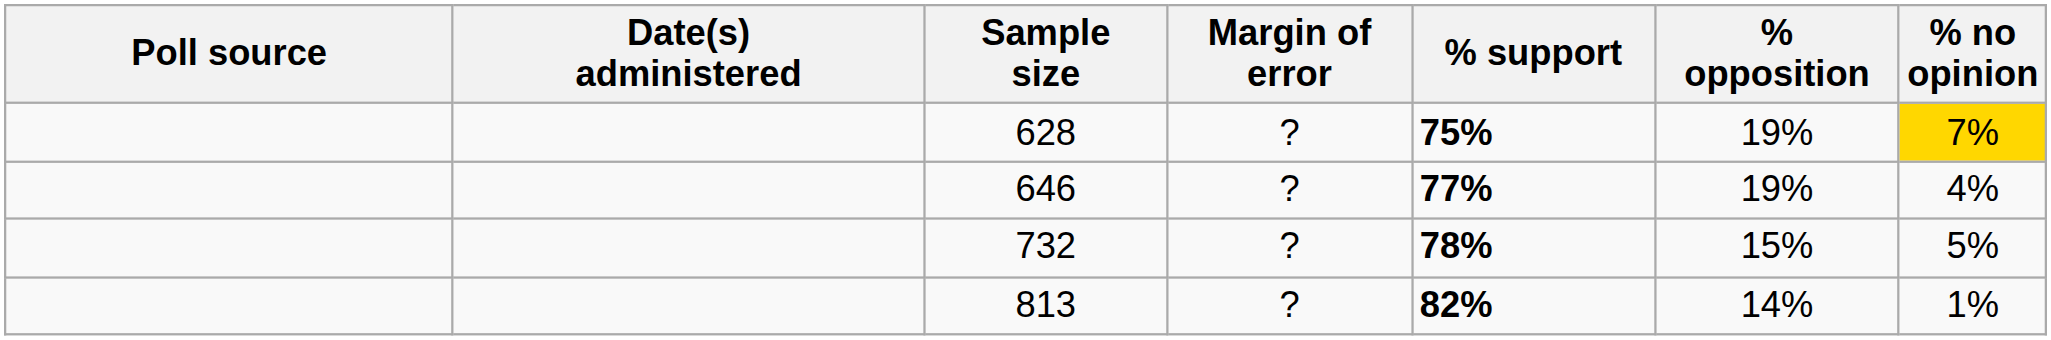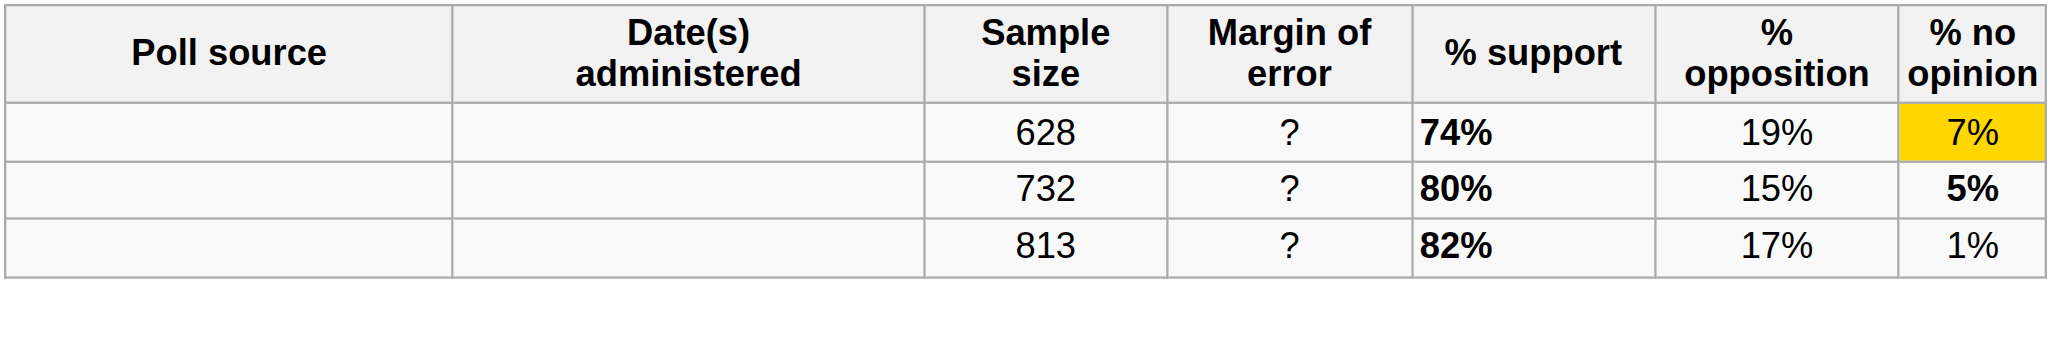(1456, 131) 75% -> (1456, 131) 74%
- row: (1046, 189)
(1456, 246) 78% -> (1456, 189) 80%
(1973, 246) normal -> (1973, 189) bold
(1777, 304) 14% -> (1777, 246) 17%
